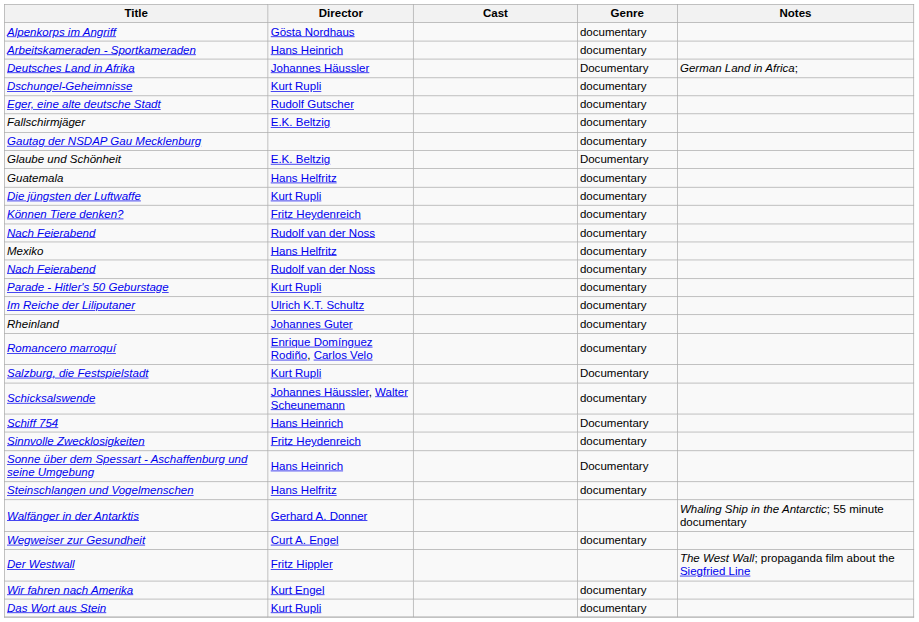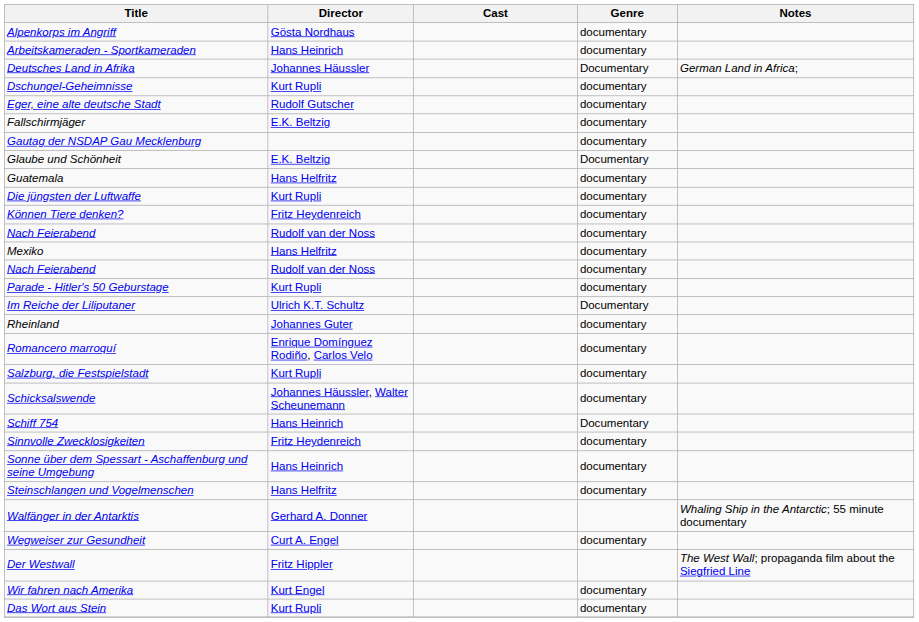(613, 305) documentary -> (614, 305) Documentary
(614, 373) Documentary -> (613, 373) documentary
(614, 466) Documentary -> (613, 466) documentary
